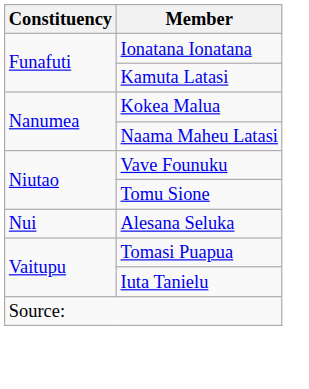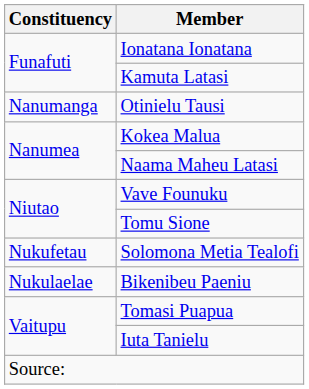+ row: (173, 106)
- row: (178, 223)
+ row: (210, 252)
+ row: (186, 281)
